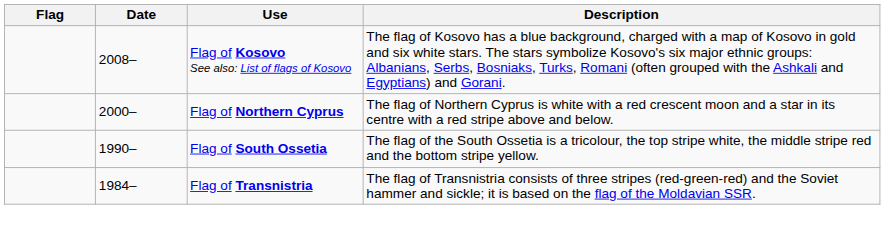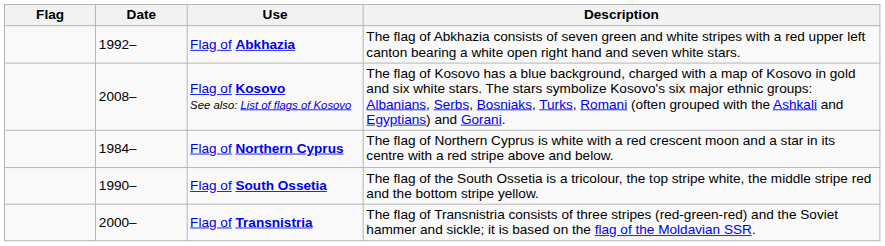+ row: (243, 44)
(118, 111) 2000– -> (118, 148) 1984–
(118, 185) 1984– -> (118, 222) 2000–
